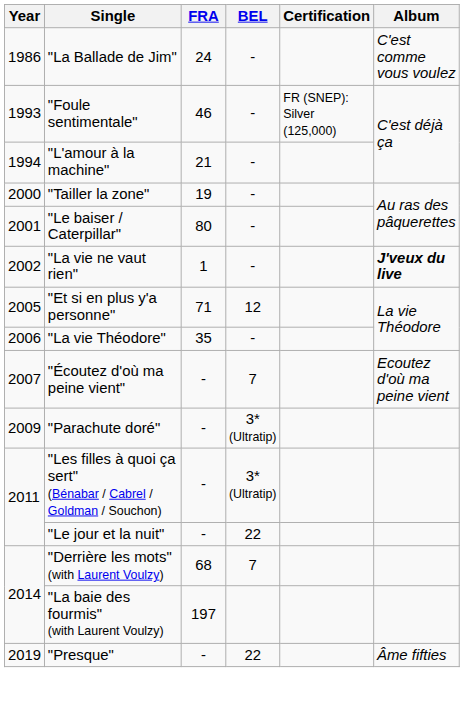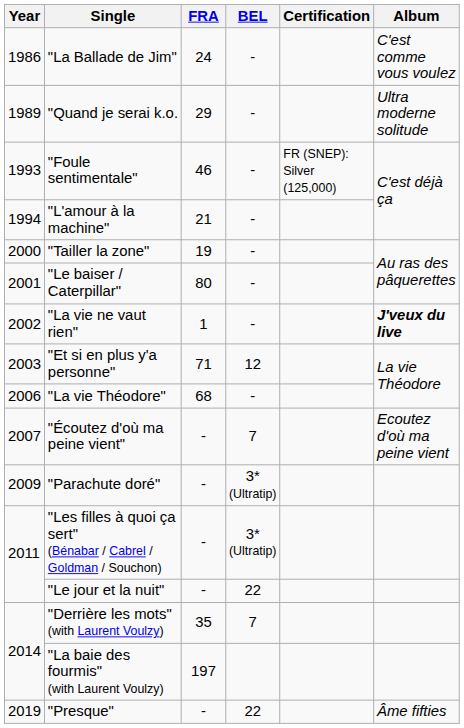+ row: (113, 113)
(24, 307) 2005 -> (24, 364) 2003
(204, 339) 35 -> (204, 396) 68
(204, 565) 68 -> (204, 622) 35
